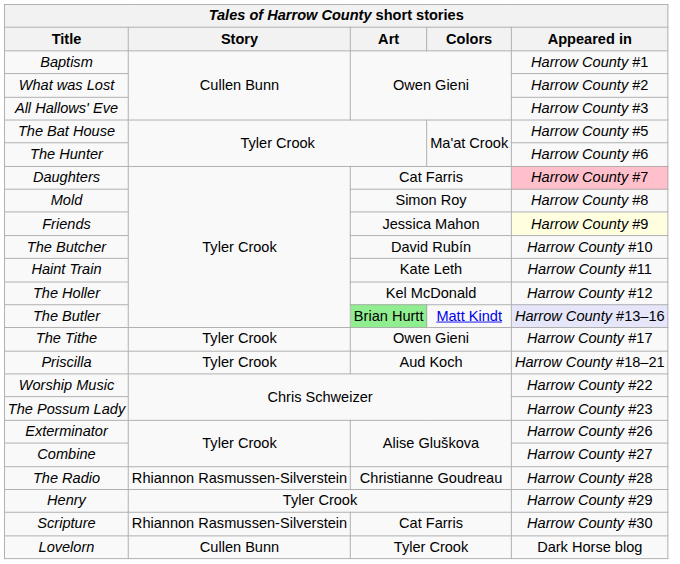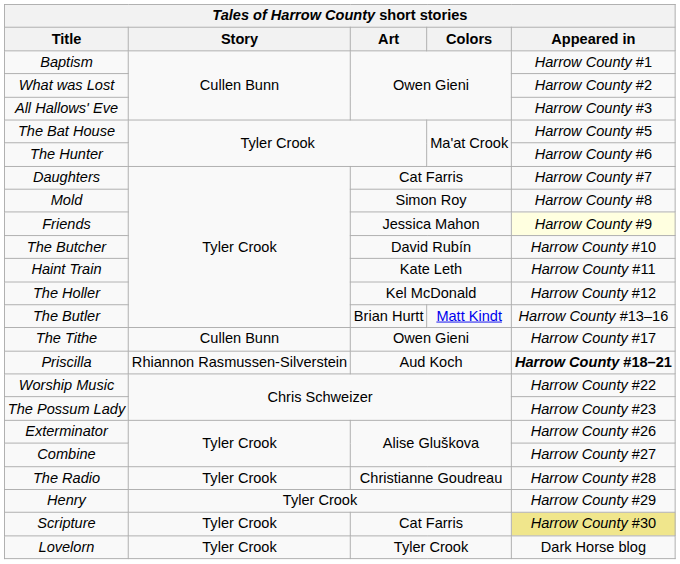(590, 177) pink background -> (593, 177) no background
(389, 316) lightgreen background -> (389, 316) no background
(590, 316) lavender background -> (593, 316) no background
(239, 339) Tyler Crook -> (239, 339) Cullen Bunn
(239, 362) Tyler Crook -> (240, 362) Rhiannon Rasmussen-Silverstein
(590, 362) normal -> (593, 362) bold
(240, 477) Rhiannon Rasmussen-Silverstein -> (239, 477) Tyler Crook
(240, 524) Rhiannon Rasmussen-Silverstein -> (239, 524) Tyler Crook
(590, 524) no background -> (593, 524) khaki background
(239, 547) Cullen Bunn -> (239, 547) Tyler Crook
